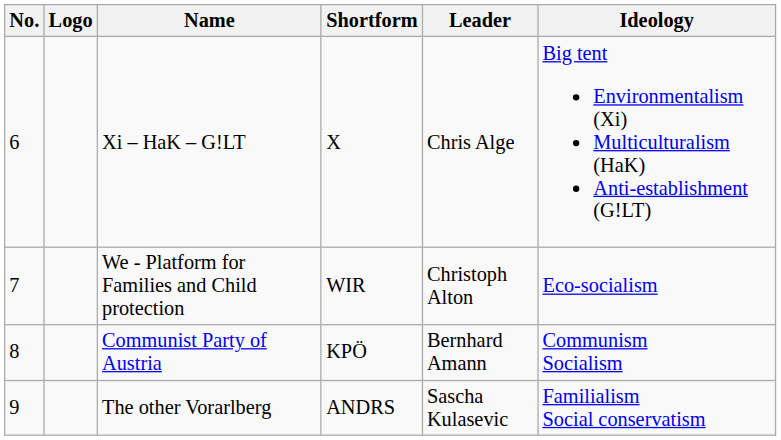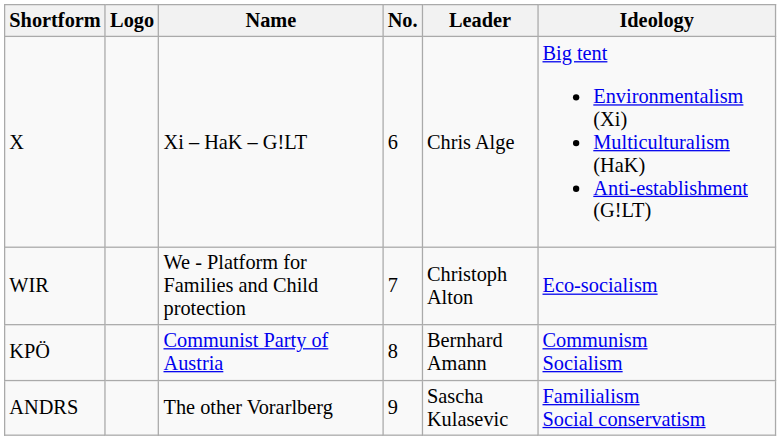columns swapped: (24, 20) <-> (372, 20)
